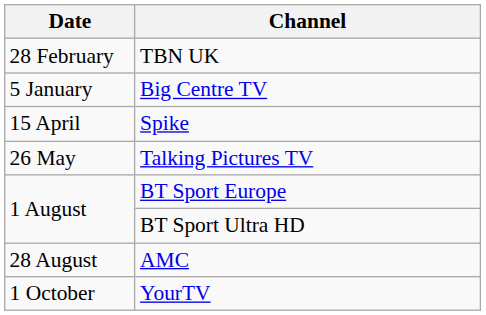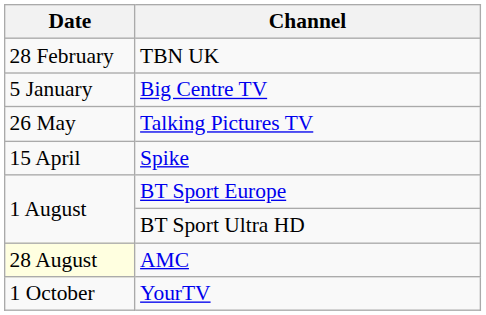rows swapped: (165, 123) <-> (227, 157)
(53, 259) no background -> (53, 259) lightyellow background
